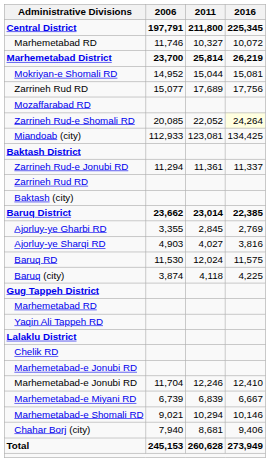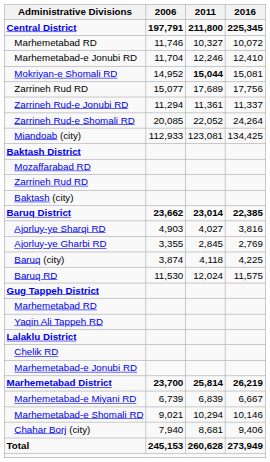rows swapped: (76, 383) <-> (59, 58)
(208, 74) normal -> (208, 74) bold
rows swapped: (71, 167) <-> (53, 105)
(248, 120) lightyellow background -> (248, 120) no background
rows swapped: (60, 228) <-> (60, 244)
rows swapped: (36, 259) <-> (39, 275)
